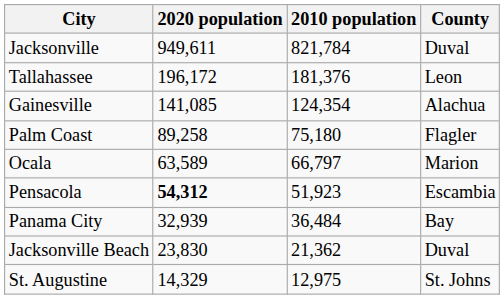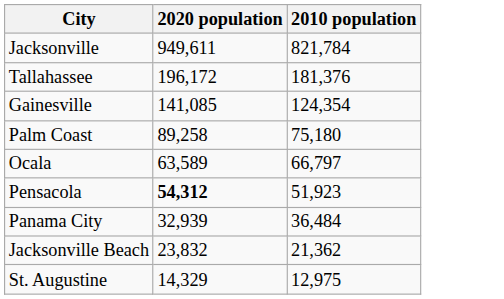- column: (460, 18)
(183, 250) 23,830 -> (183, 250) 23,832
